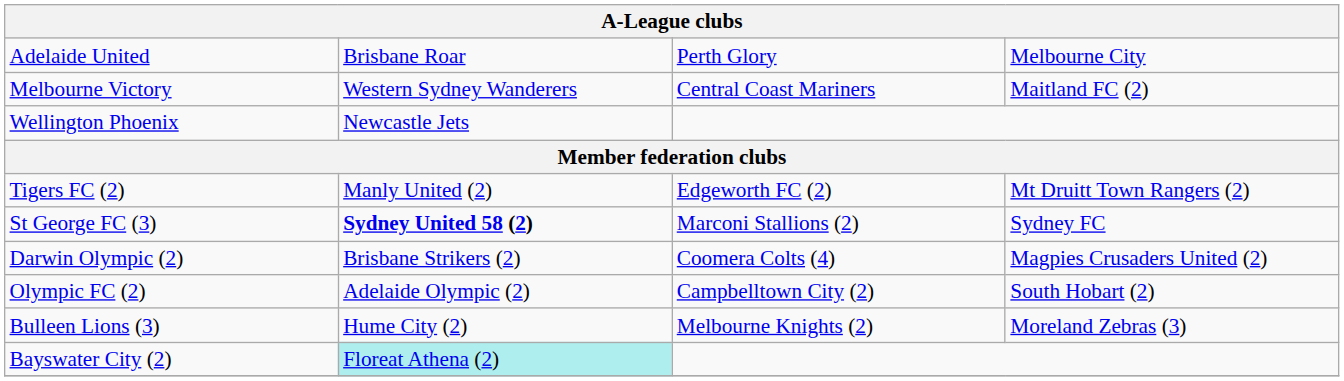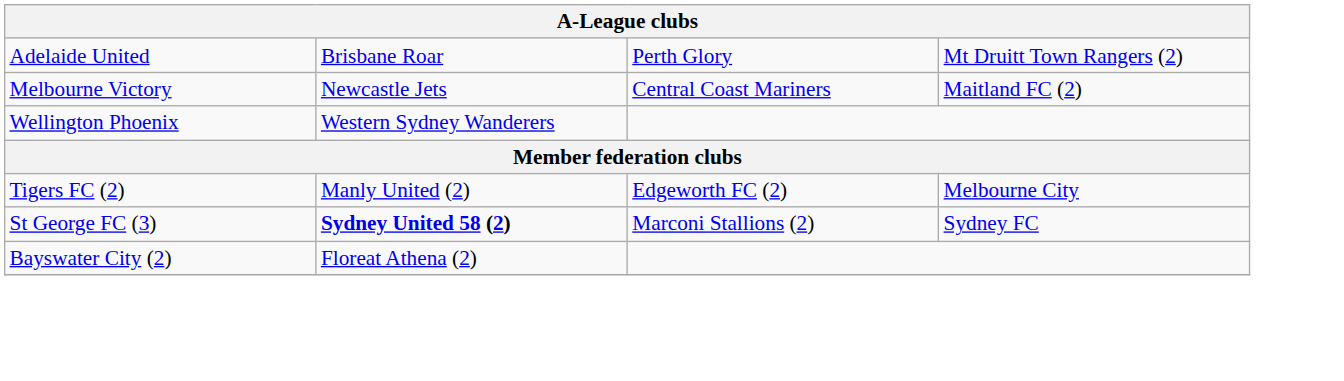(1078, 55) Melbourne City -> (1063, 55) Mt Druitt Town Rangers (2)
(460, 88) Western Sydney Wanderers -> (384, 88) Newcastle Jets
(406, 122) Newcastle Jets -> (438, 122) Western Sydney Wanderers
(1130, 190) Mt Druitt Town Rangers (2) -> (1011, 190) Melbourne City
- row: (96, 257)
- row: (78, 291)
- row: (85, 325)
(421, 358) paleturquoise background -> (399, 257) no background
